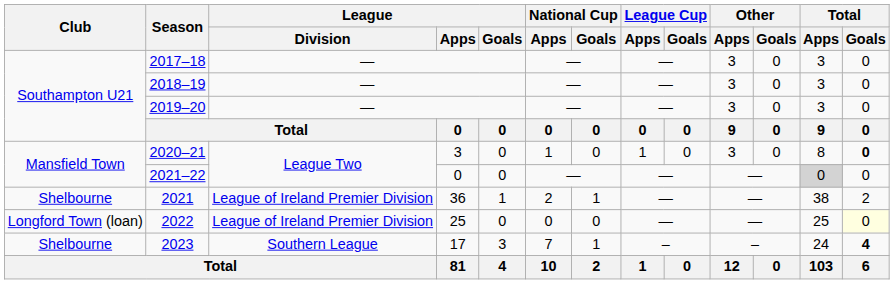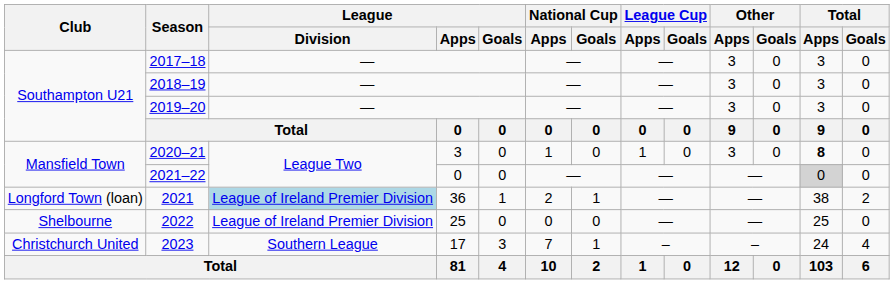(821, 152) normal -> (821, 152) bold
(866, 152) bold -> (866, 152) normal
(75, 198) Shelbourne -> (75, 198) Longford Town (loan)
(323, 198) no background -> (323, 198) lightblue background
(75, 221) Longford Town (loan) -> (75, 221) Shelbourne
(866, 221) lightyellow background -> (866, 221) no background
(75, 244) Shelbourne -> (75, 244) Christchurch United
(866, 244) bold -> (866, 244) normal
